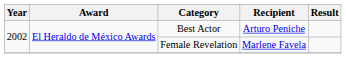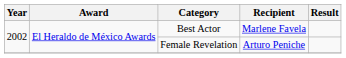(274, 28) Arturo Peniche -> (274, 28) Marlene Favela
(274, 45) Marlene Favela -> (274, 45) Arturo Peniche
